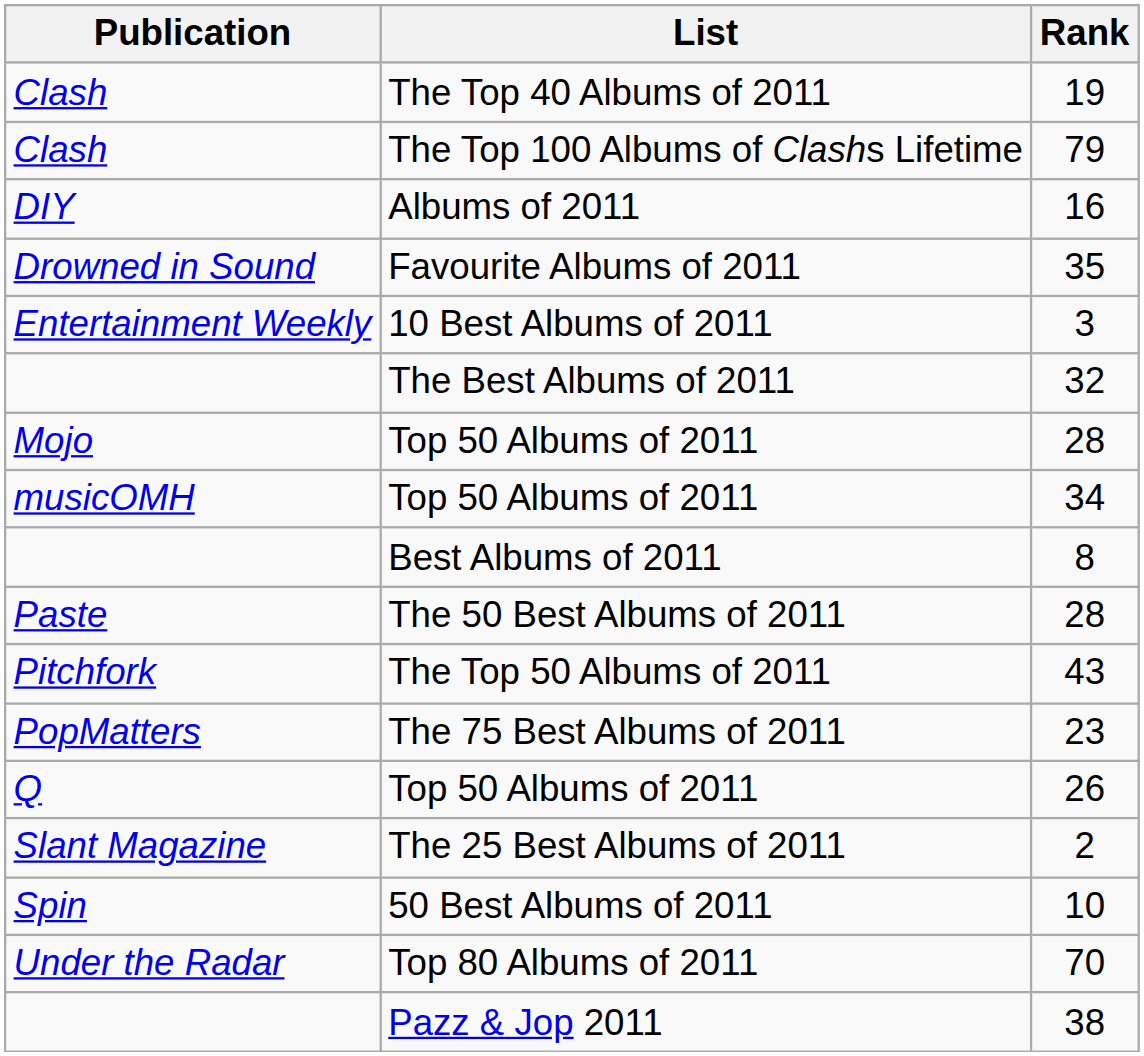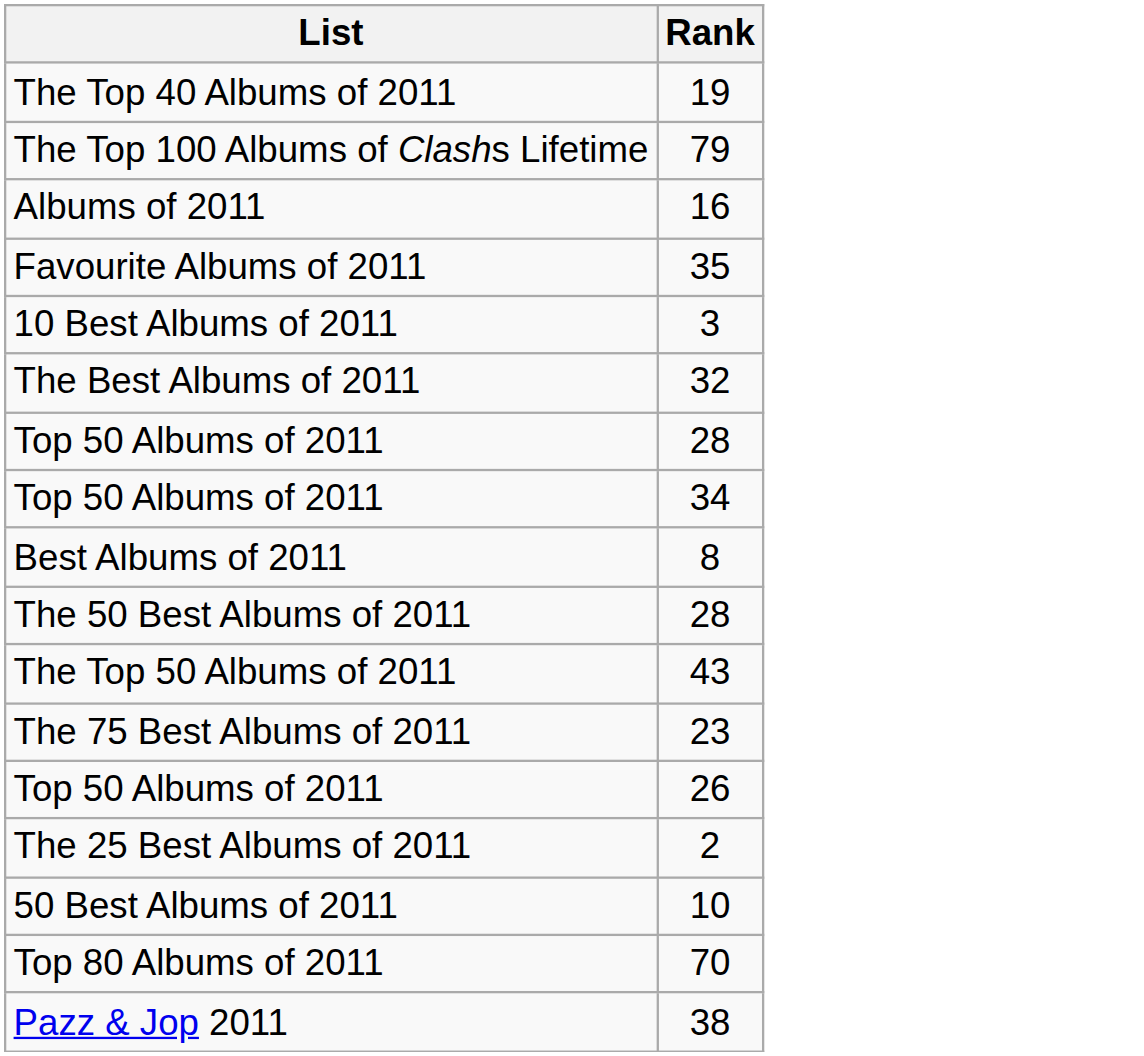- column: (192, 33)
